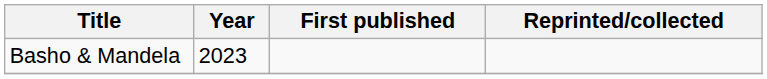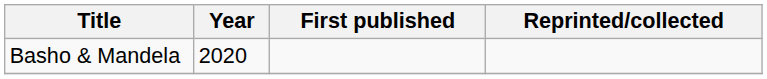(223, 55) 2023 -> (223, 55) 2020
